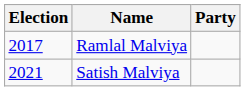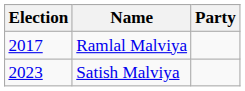(26, 72) 2021 -> (26, 72) 2023
